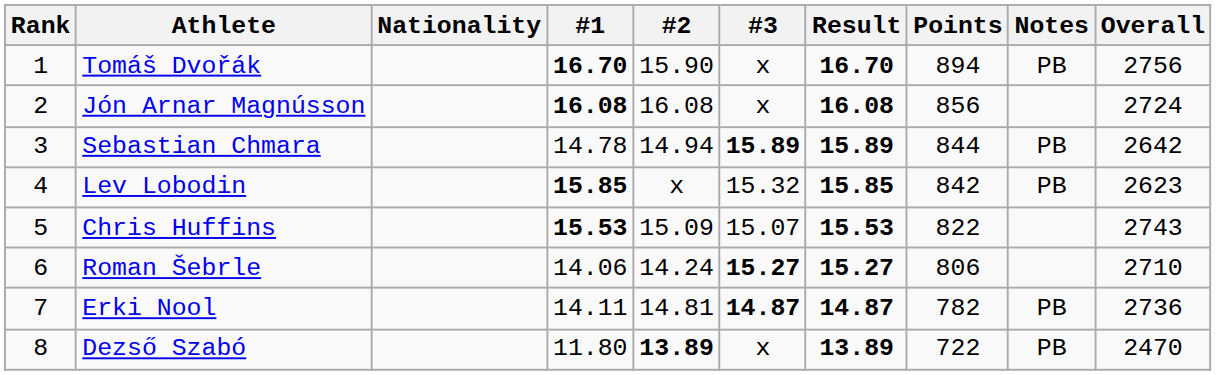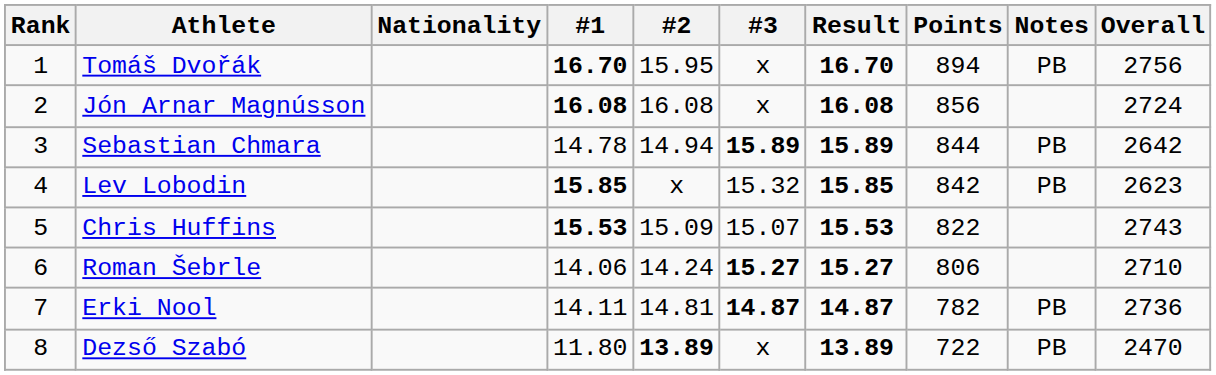(677, 66) 15.90 -> (677, 66) 15.95
